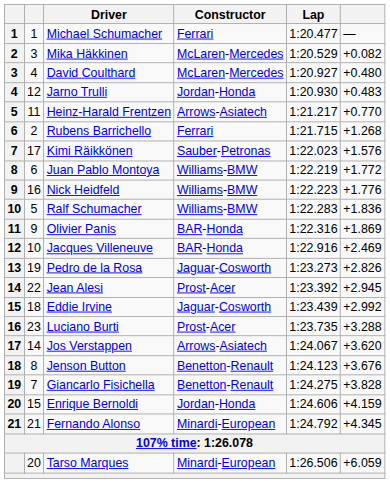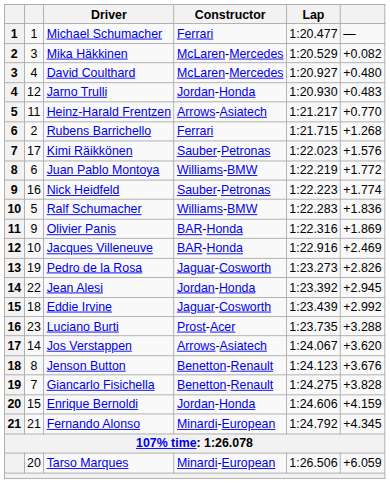(217, 189) Williams-BMW -> (224, 189) Sauber-Petronas
(362, 189) +1.776 -> (362, 189) +1.774
(206, 287) Prost-Acer -> (216, 287) Jordan-Honda
